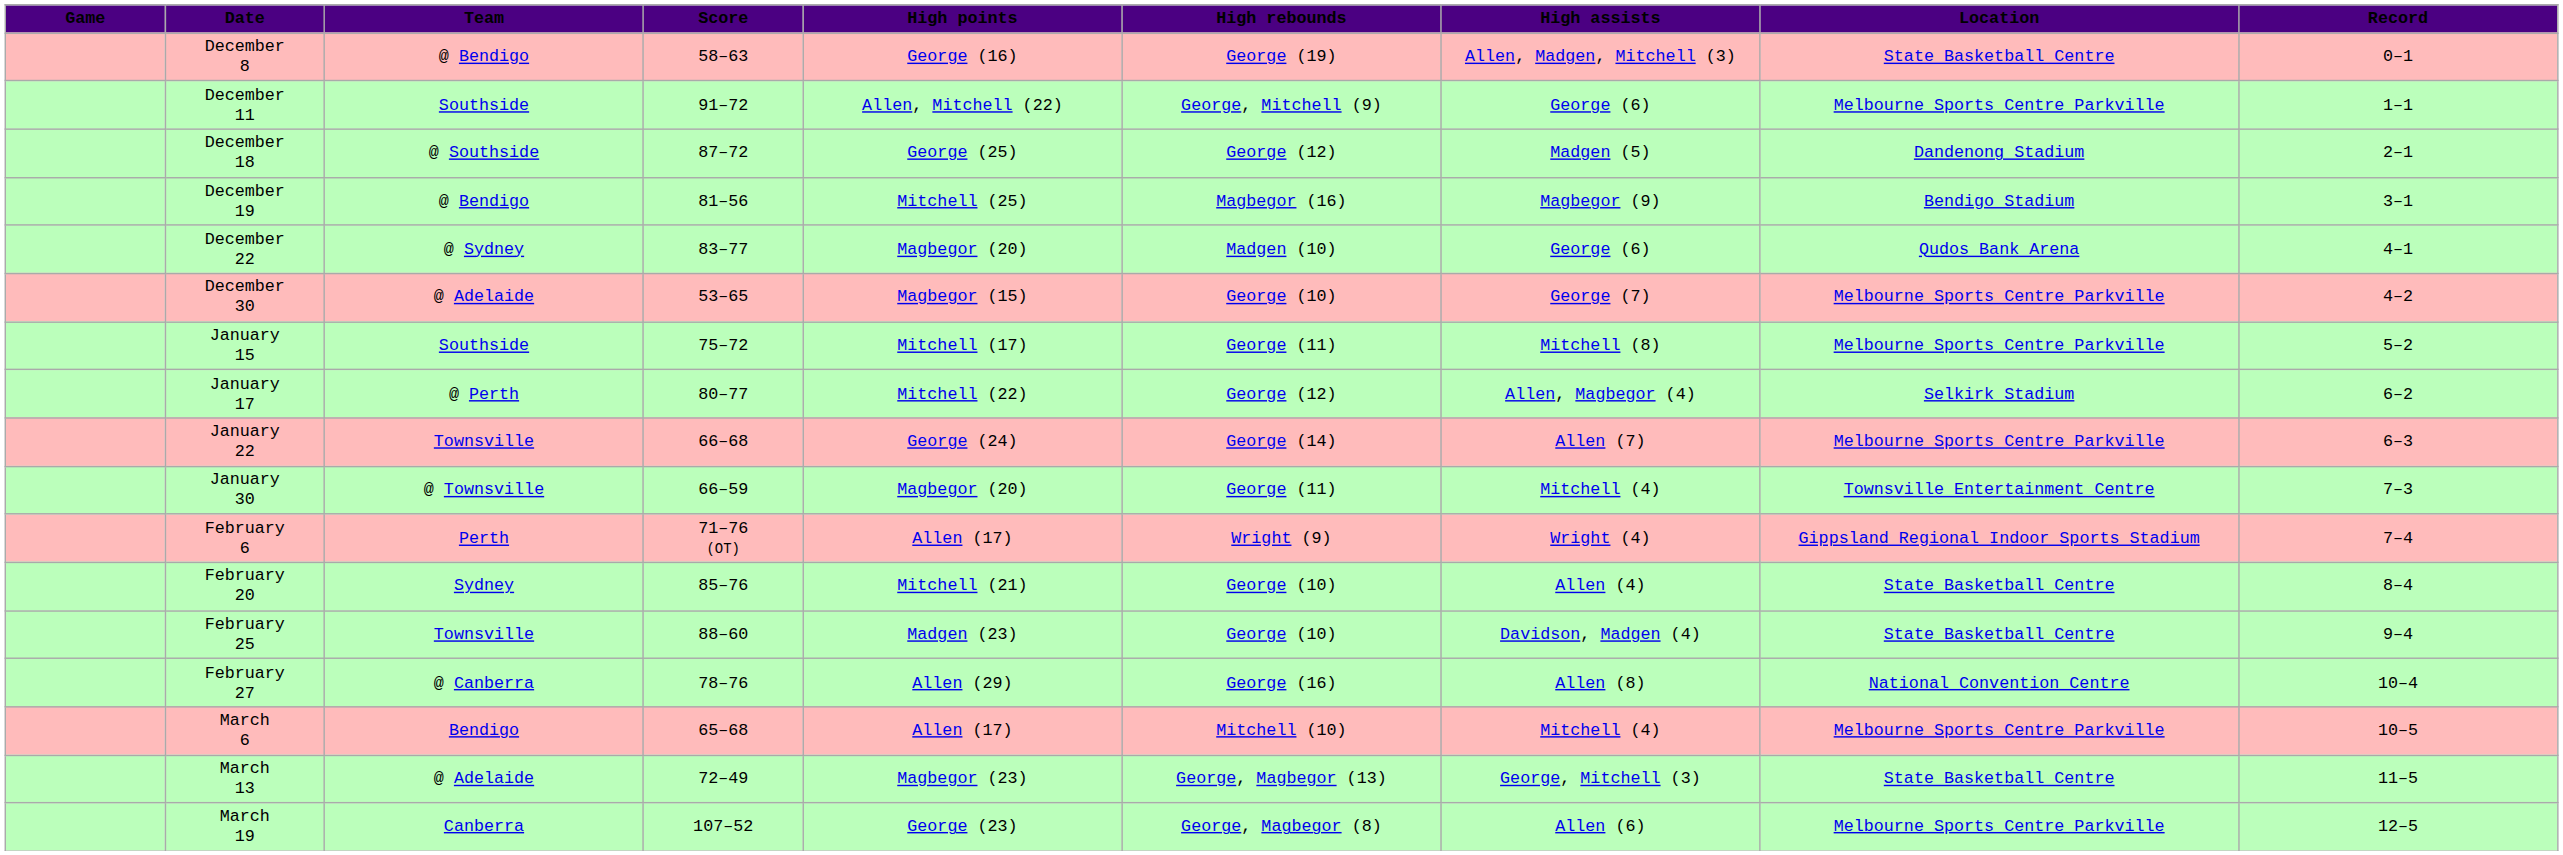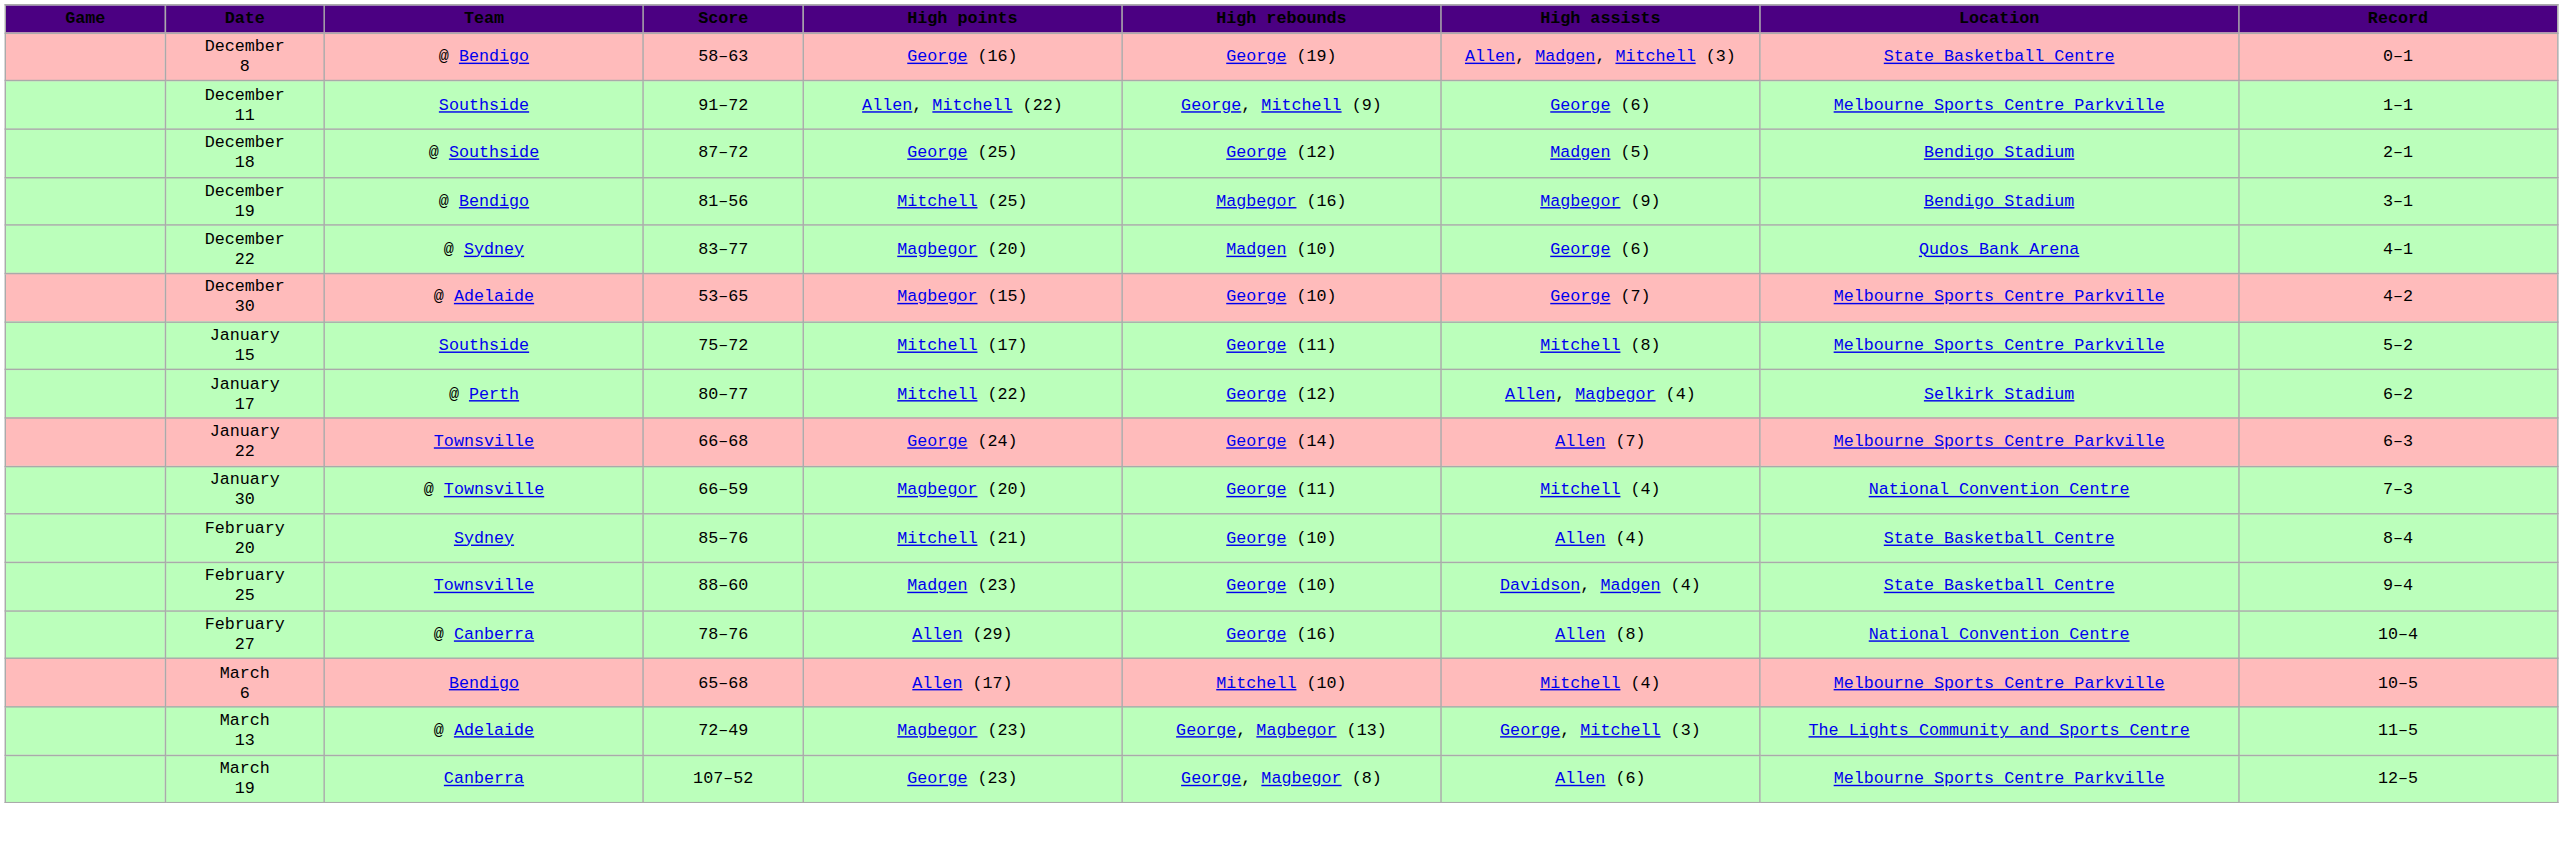(1999, 153) Dandenong Stadium -> (1999, 153) Bendigo Stadium
(1999, 490) Townsville Entertainment Centre -> (1999, 490) National Convention Centre
- row: (245, 538)
(1999, 779) State Basketball Centre -> (1999, 730) The Lights Community and Sports Centre
